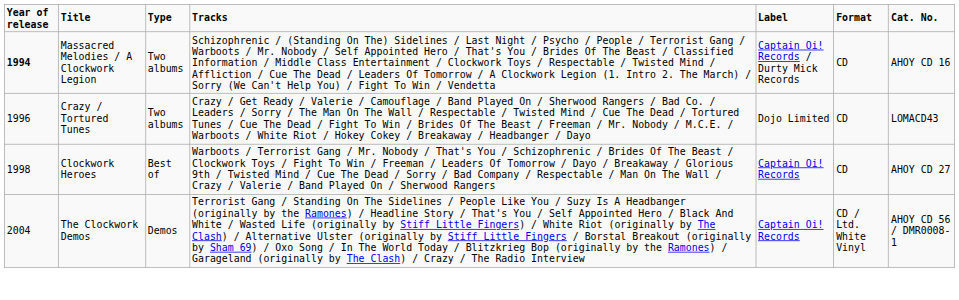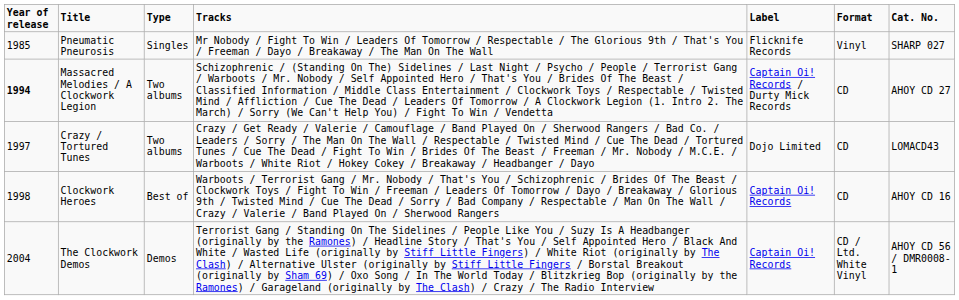+ row: (87, 46)
(921, 63) AHOY CD 16 -> (921, 90) AHOY CD 27
(19, 119) 1996 -> (19, 146) 1997
(921, 169) AHOY CD 27 -> (921, 197) AHOY CD 16
